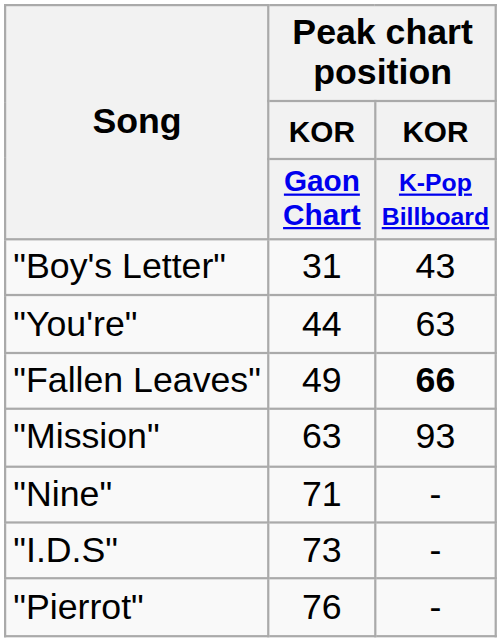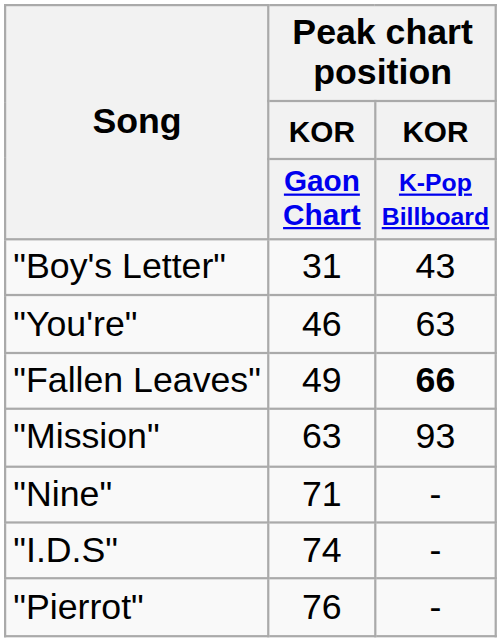(322, 323) 44 -> (322, 323) 46
(322, 550) 73 -> (322, 550) 74
